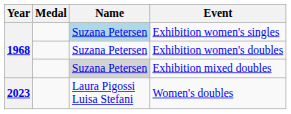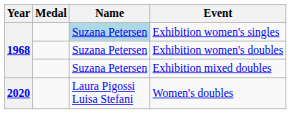(110, 68) lightgrey background -> (110, 68) no background
(19, 93) 2023 -> (19, 93) 2020
